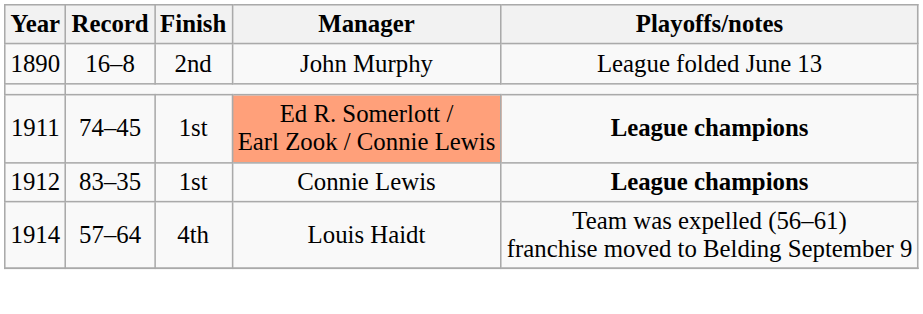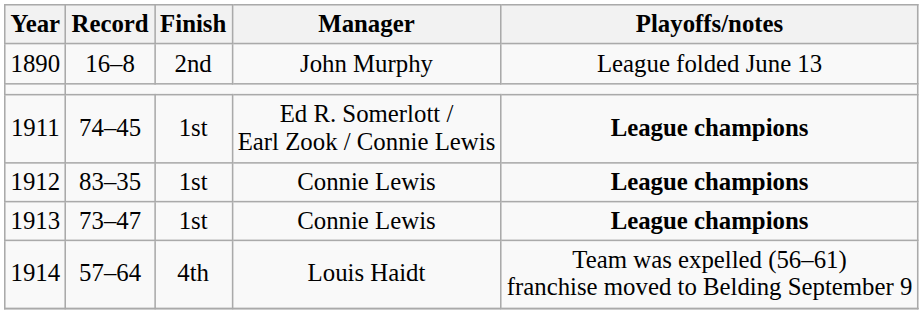(366, 128) lightsalmon background -> (366, 128) no background
+ row: (35, 220)
